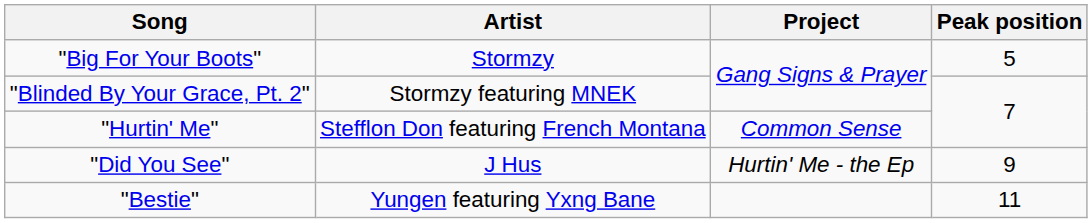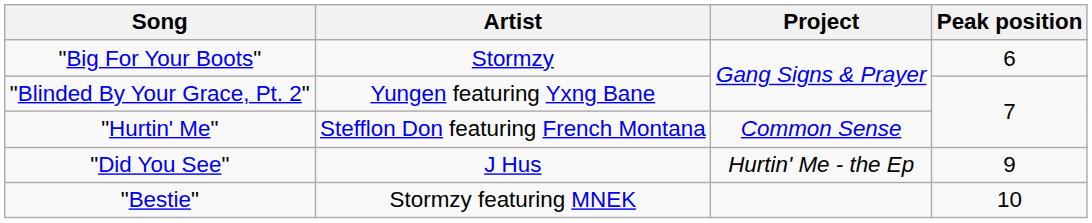(1010, 57) 5 -> (1010, 57) 6
(513, 93) Stormzy featuring MNEK -> (513, 93) Yungen featuring Yxng Bane
(513, 199) Yungen featuring Yxng Bane -> (513, 199) Stormzy featuring MNEK
(1010, 199) 11 -> (1010, 199) 10
